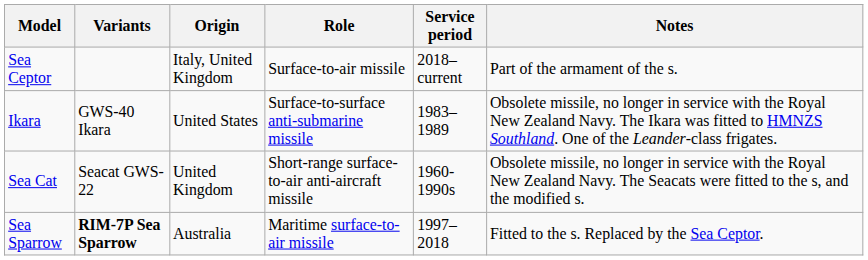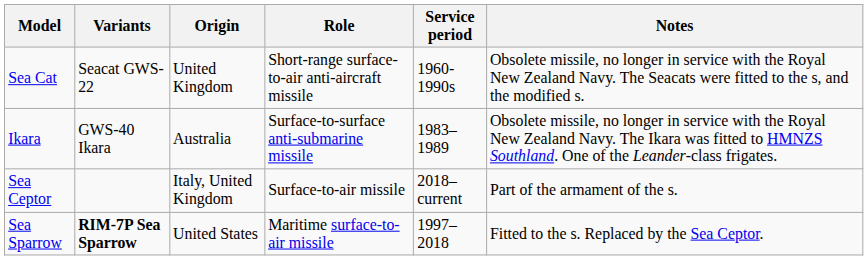rows swapped: (30, 68) <-> (33, 181)
(216, 120) United States -> (202, 138) Australia
(202, 233) Australia -> (216, 233) United States
